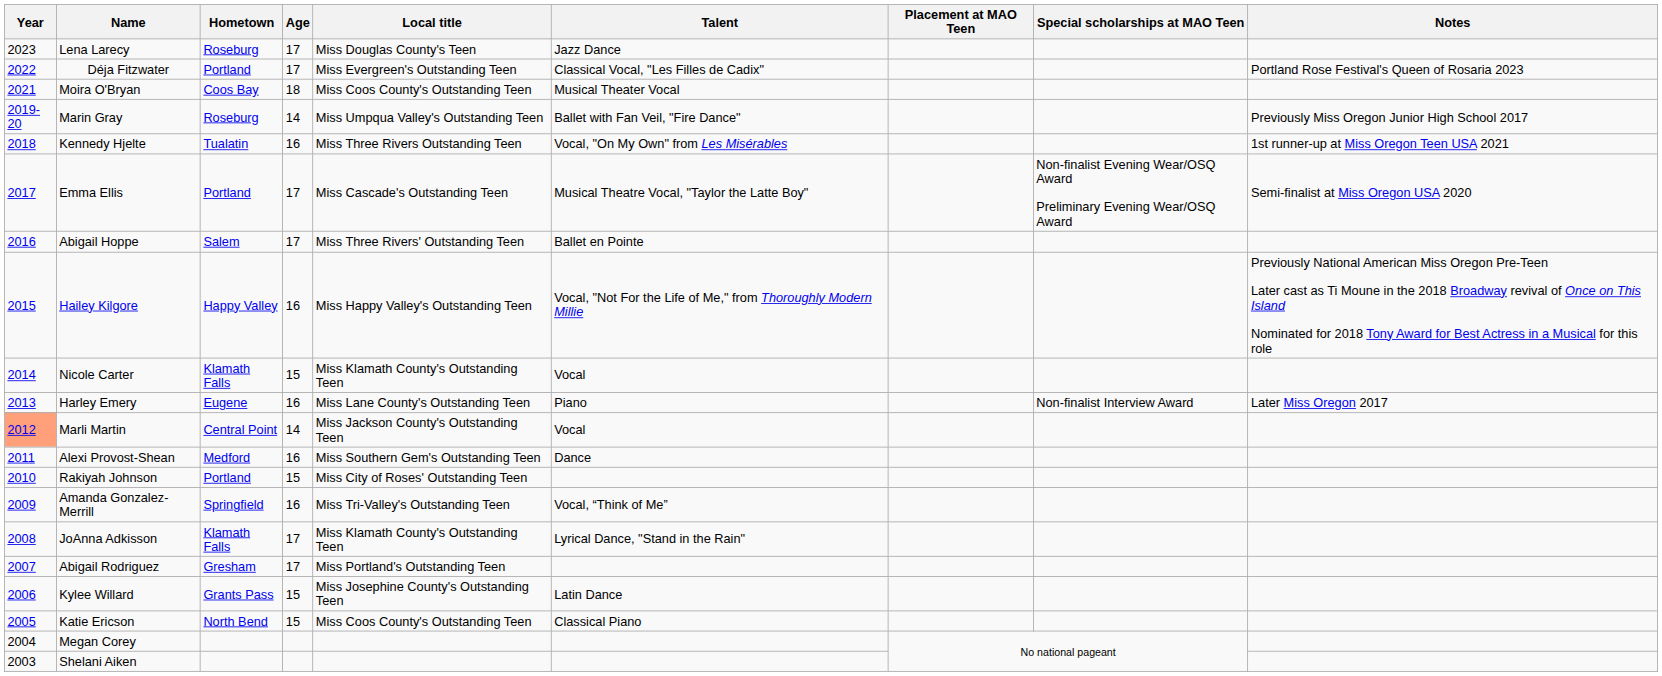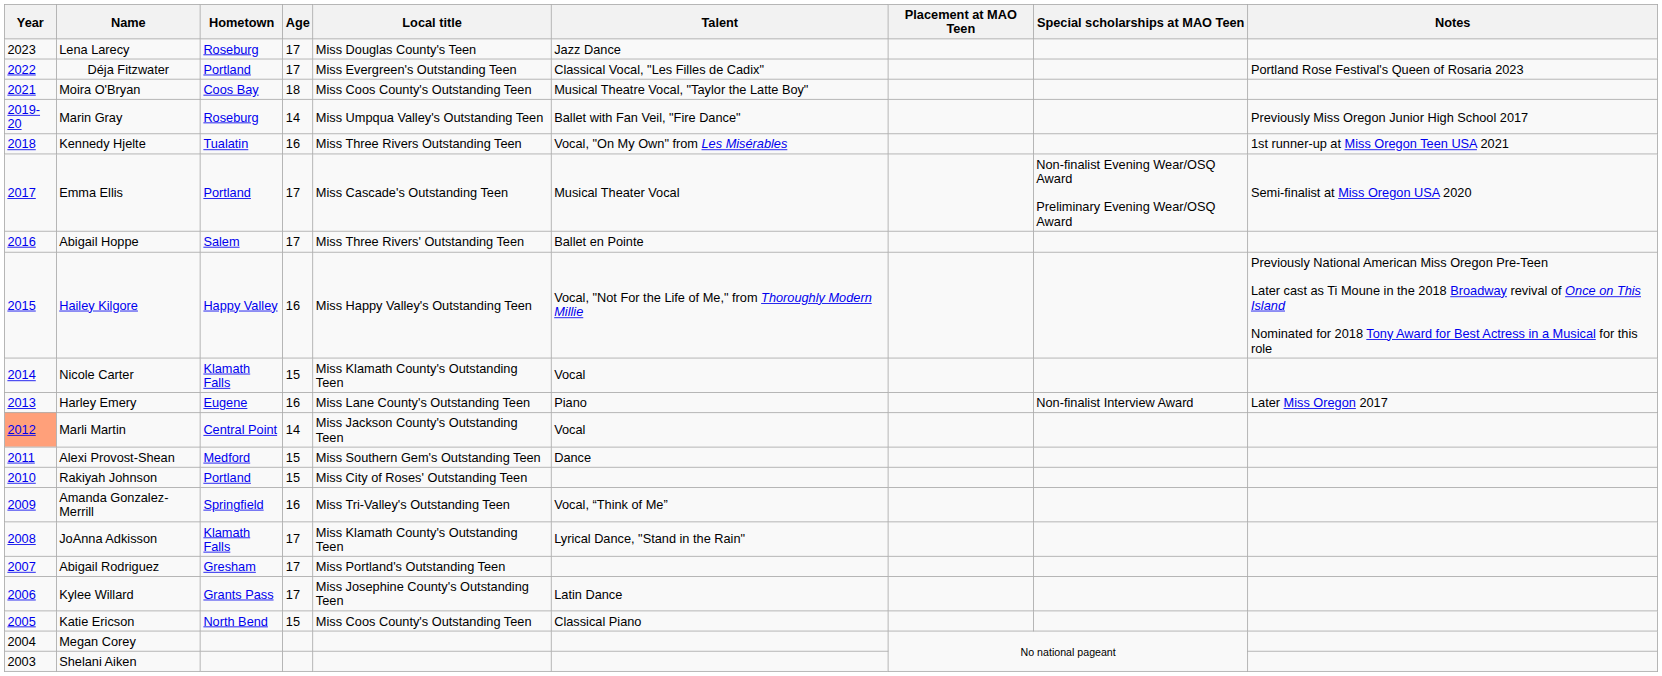(617, 90) Musical Theater Vocal -> (681, 90) Musical Theatre Vocal, "Taylor the Latte Boy"
(681, 193) Musical Theatre Vocal, "Taylor the Latte Boy" -> (617, 193) Musical Theater Vocal
(293, 457) 16 -> (293, 457) 15
(293, 594) 15 -> (293, 594) 17
